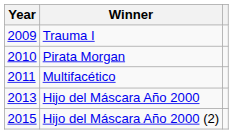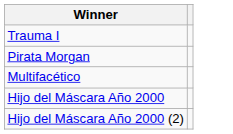- column: (22, 14)
